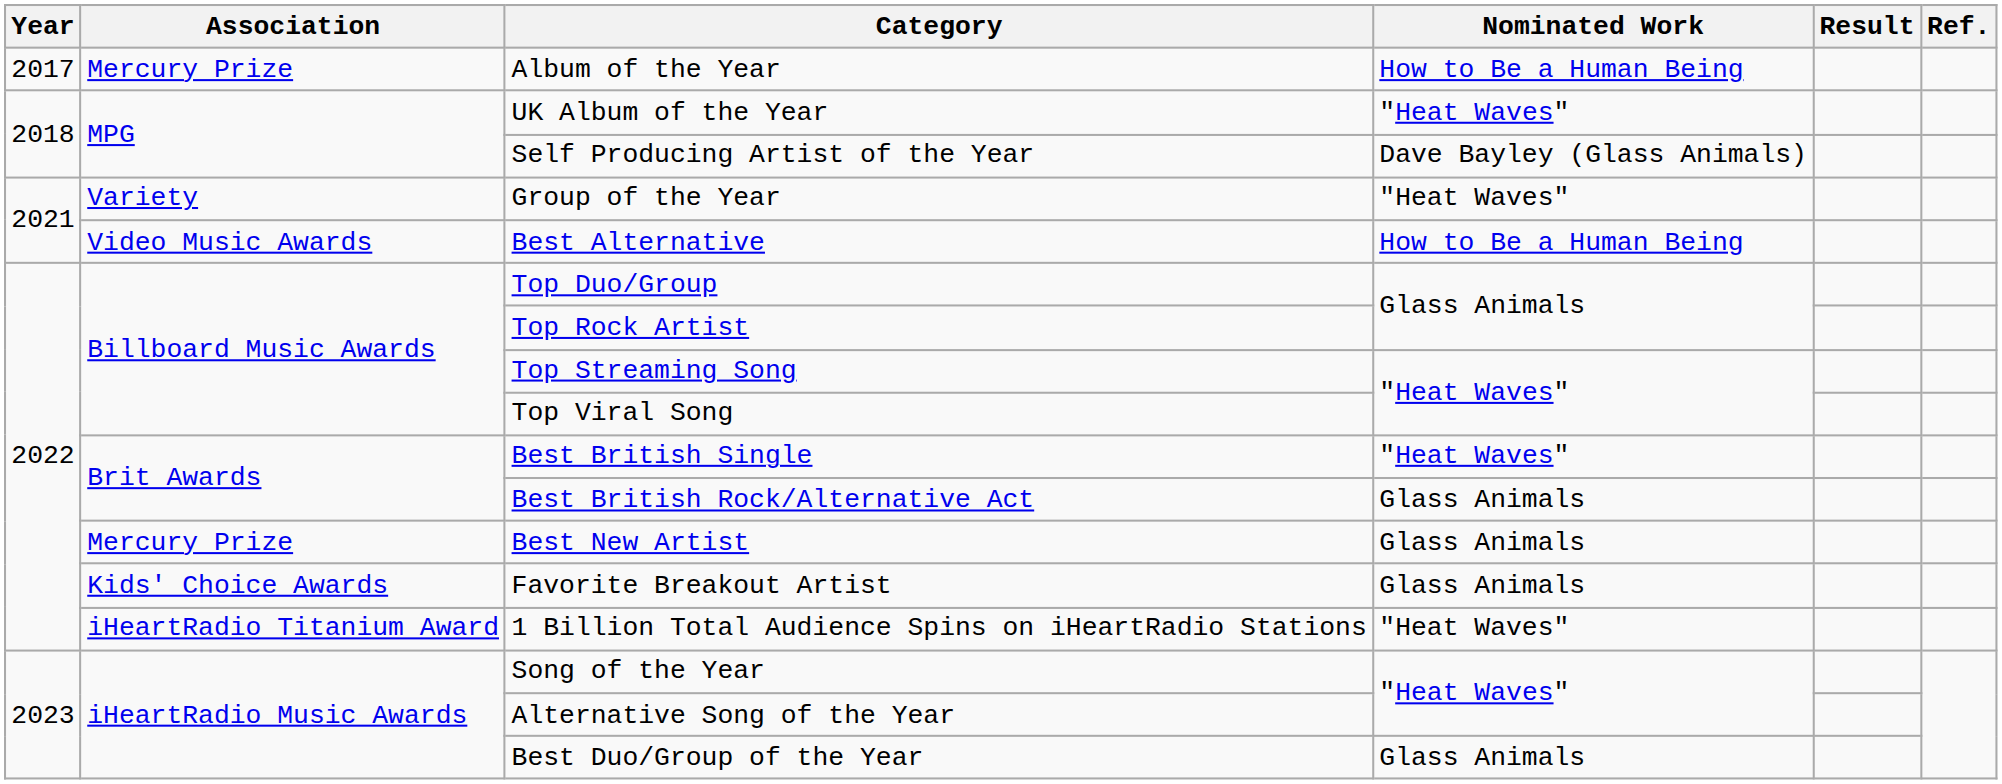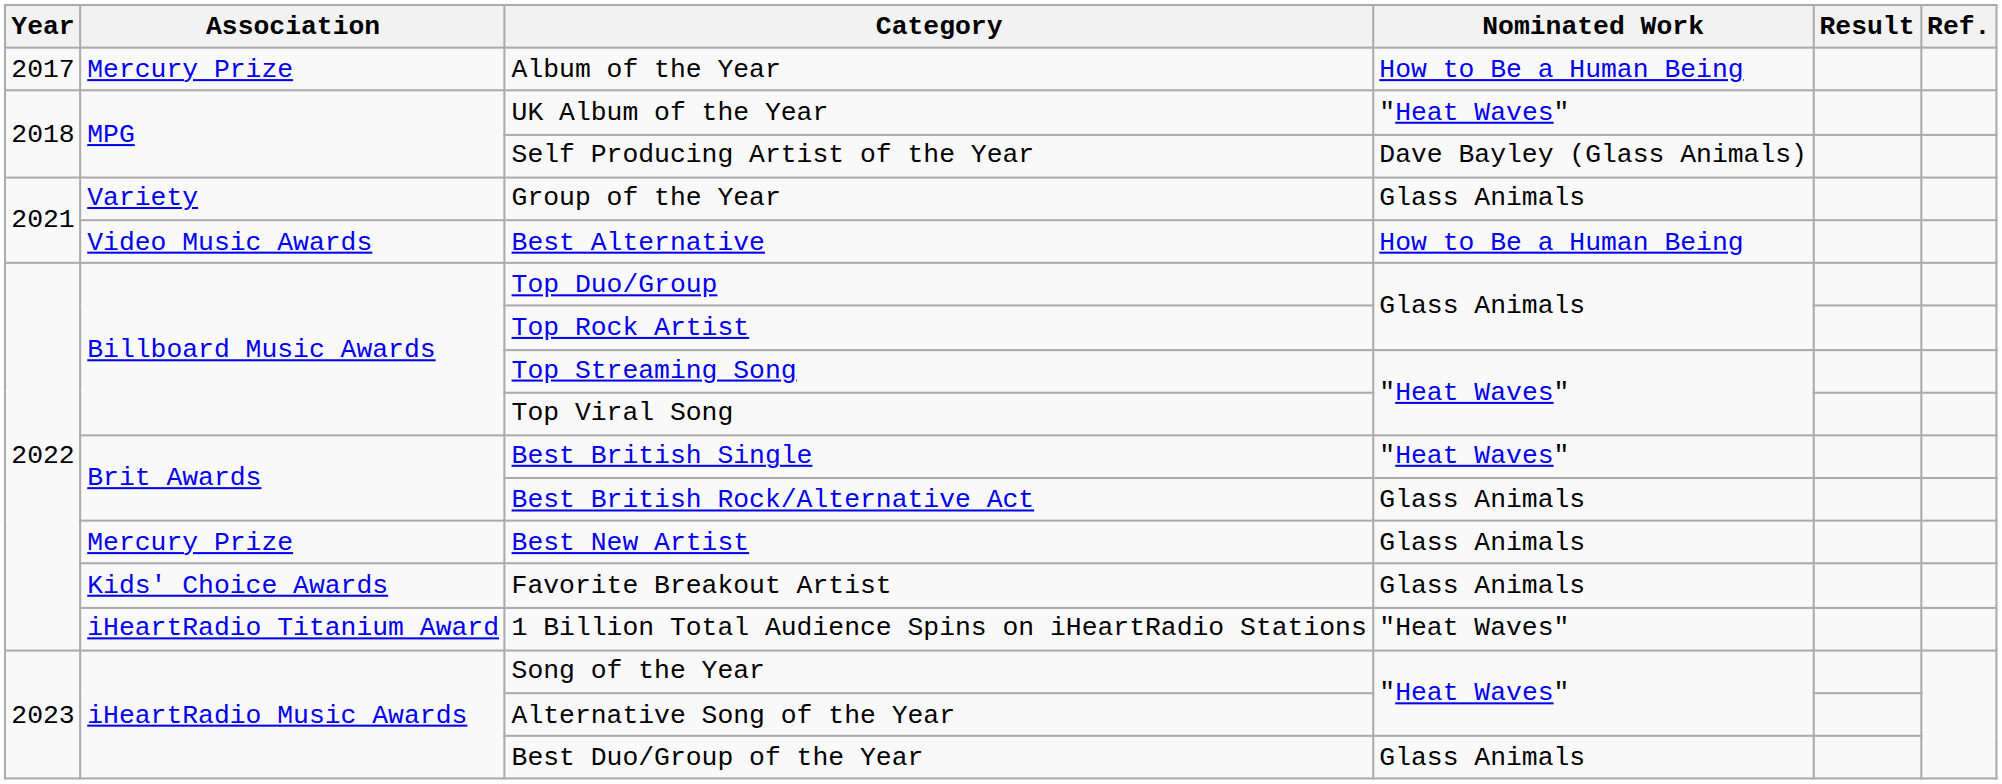(1474, 199) "Heat Waves" -> (1482, 199) Glass Animals
